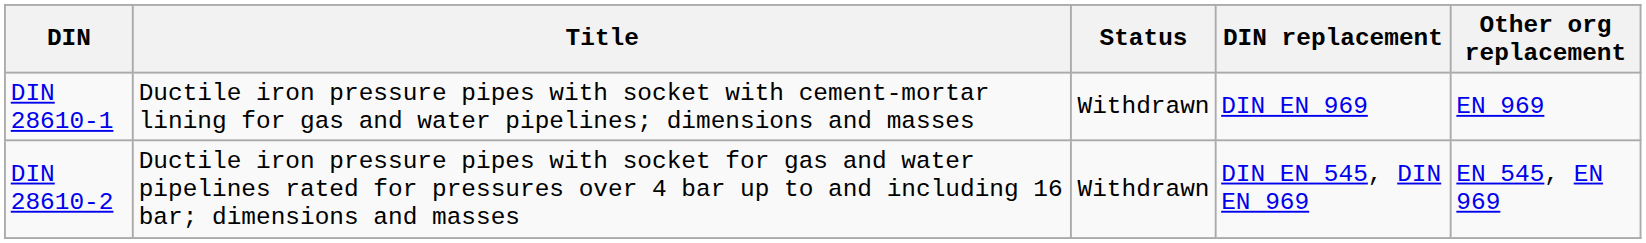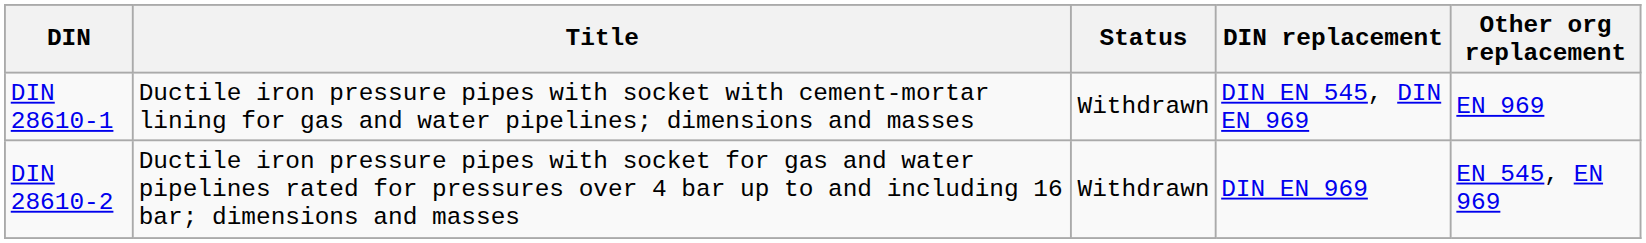(1295, 107) DIN EN 969 -> (1331, 107) DIN EN 545, DIN EN 969
(1331, 189) DIN EN 545, DIN EN 969 -> (1295, 189) DIN EN 969
